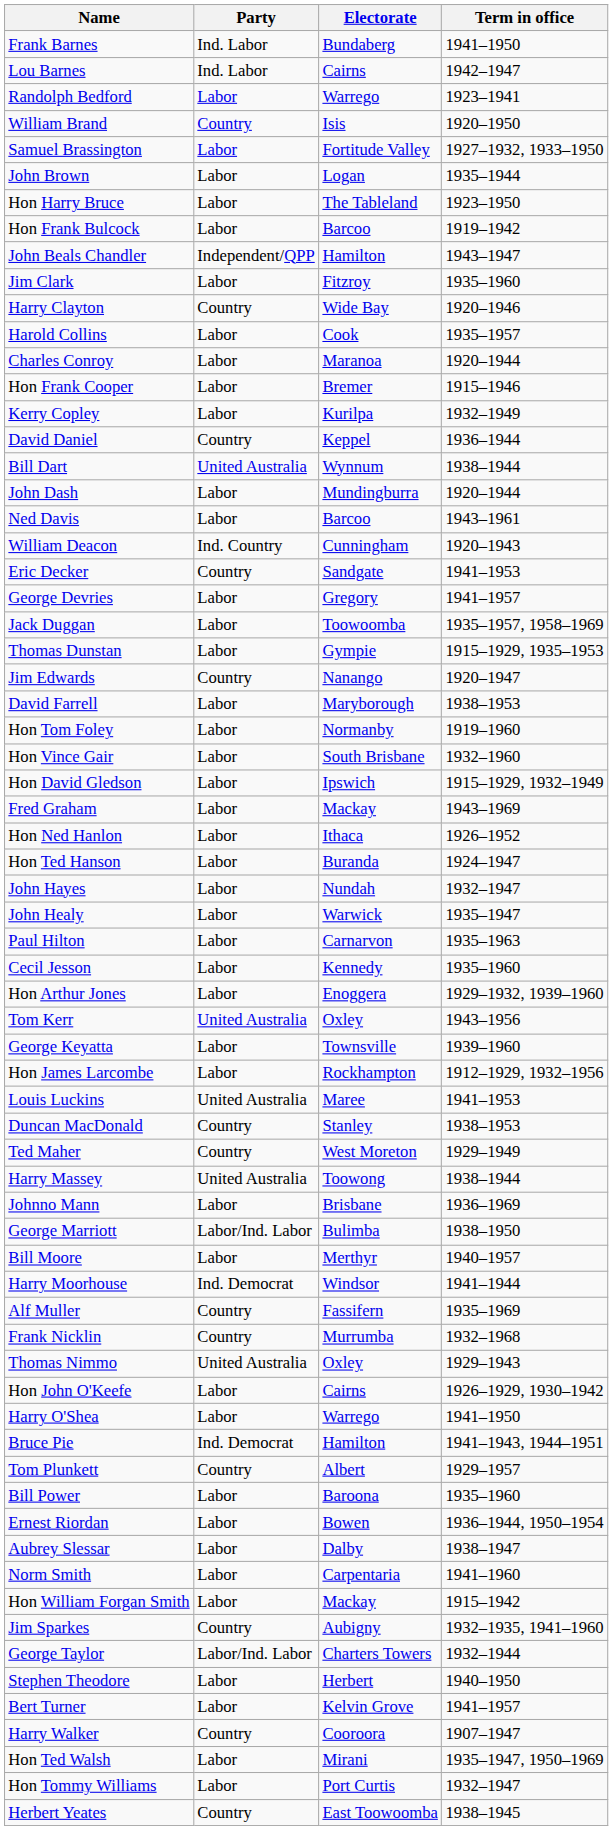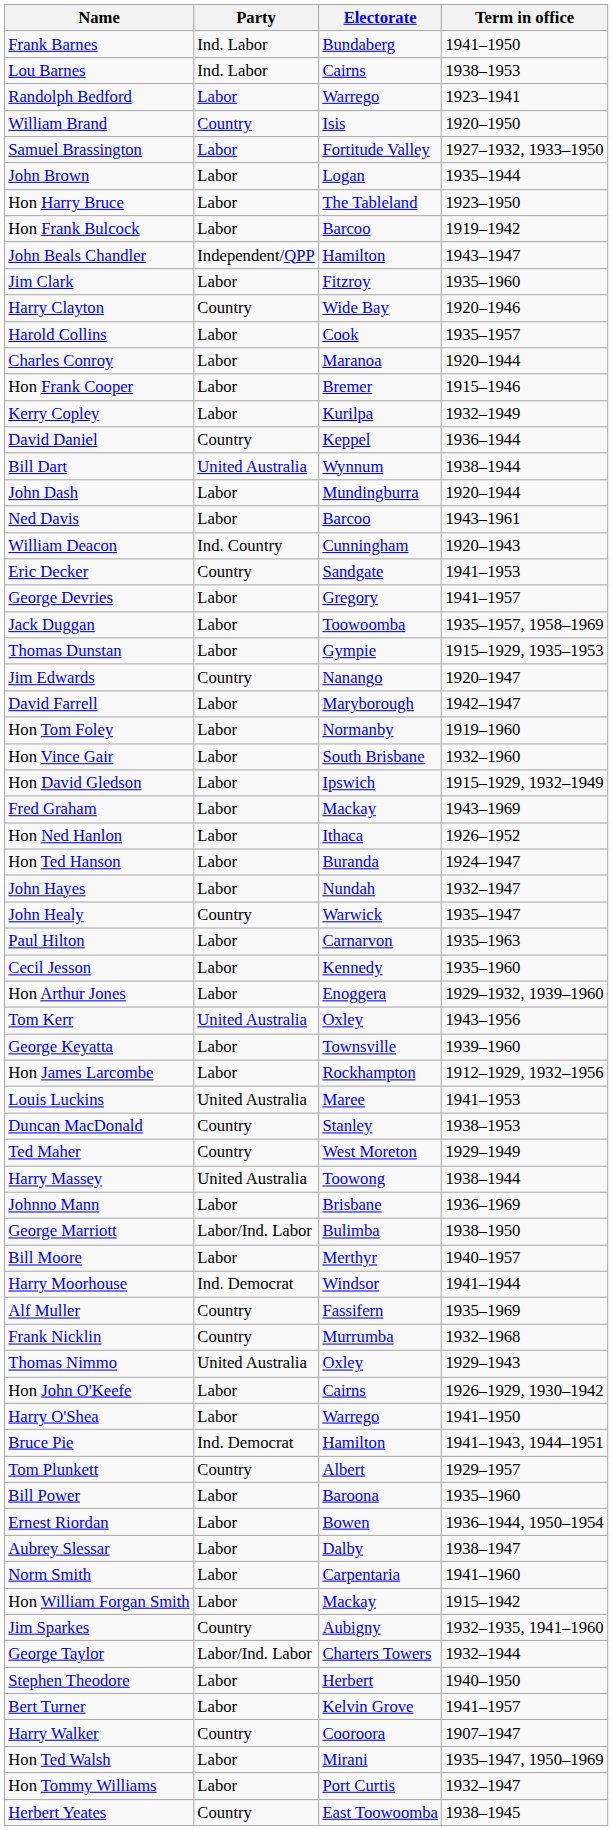(483, 70) 1942–1947 -> (483, 70) 1938–1953
(483, 703) 1938–1953 -> (483, 703) 1942–1947
(217, 914) Labor -> (225, 914) Country
